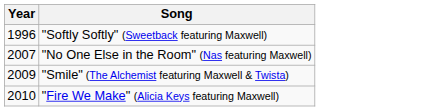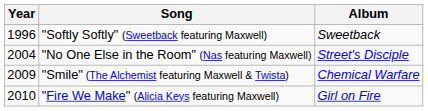+ column: (369, 14)
(22, 55) 2007 -> (22, 55) 2004
